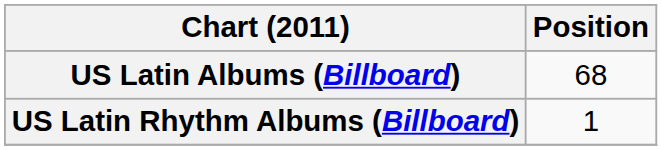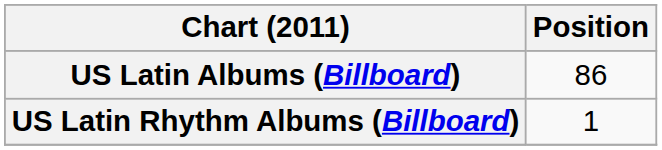(591, 74) 68 -> (591, 74) 86
